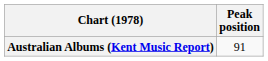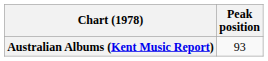(240, 46) 91 -> (240, 46) 93
